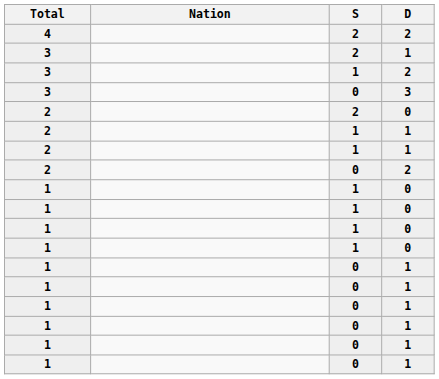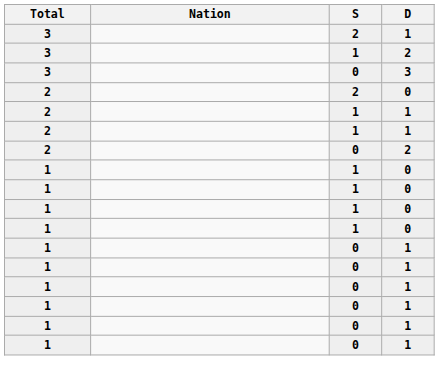- row: (47, 33)
